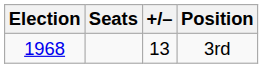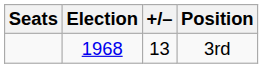columns swapped: (45, 19) <-> (113, 19)
